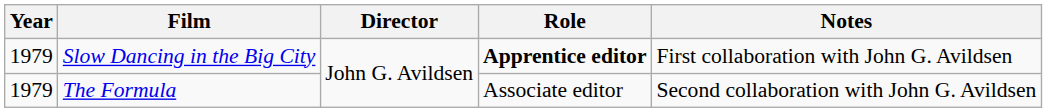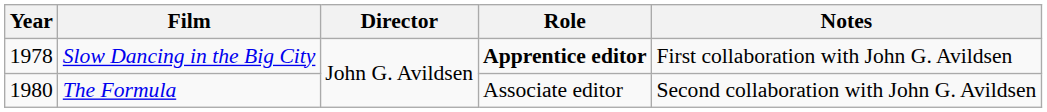(31, 55) 1979 -> (31, 55) 1978
(31, 90) 1979 -> (31, 90) 1980
